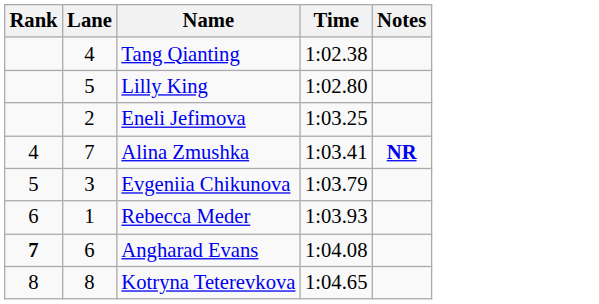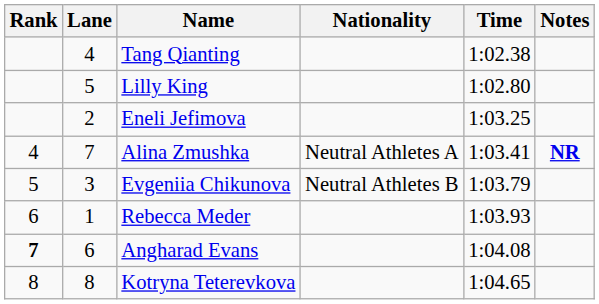+ column: (382, 20)
